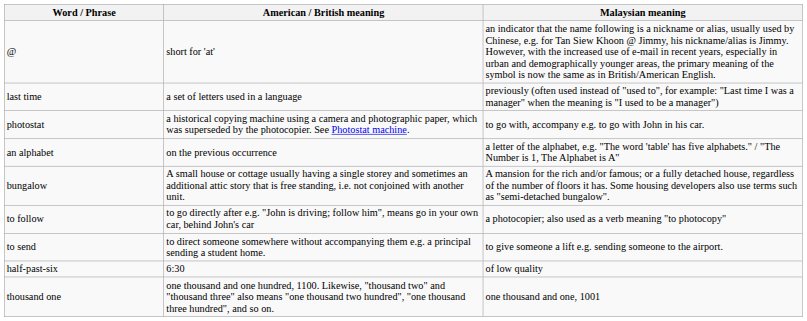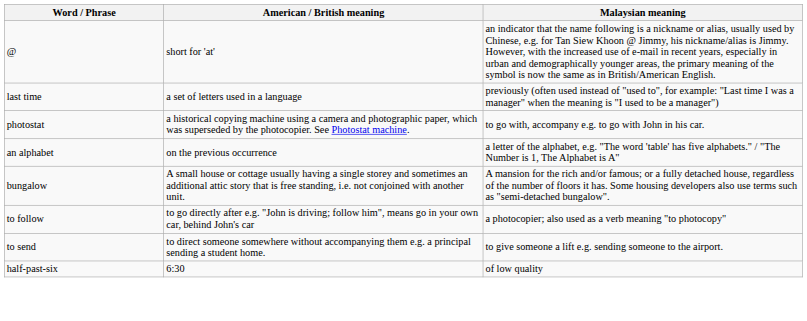- row: (34, 297)
